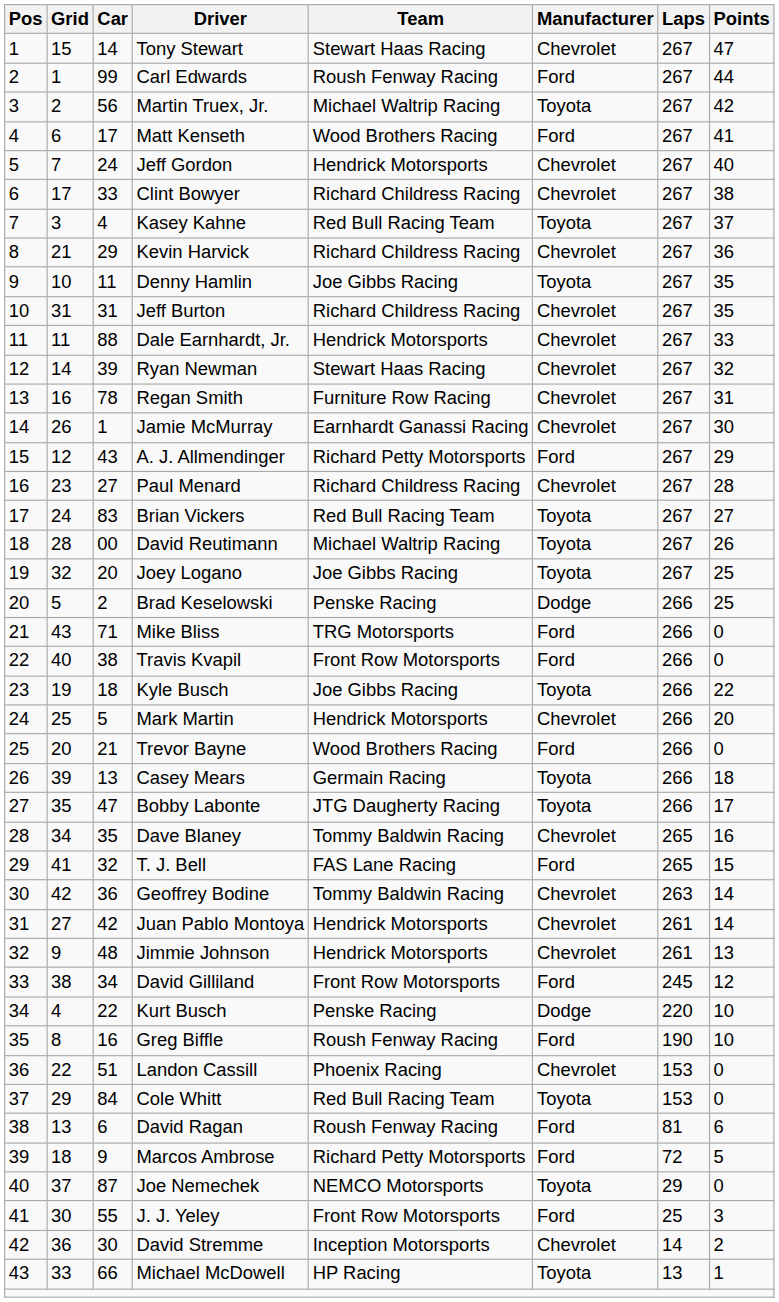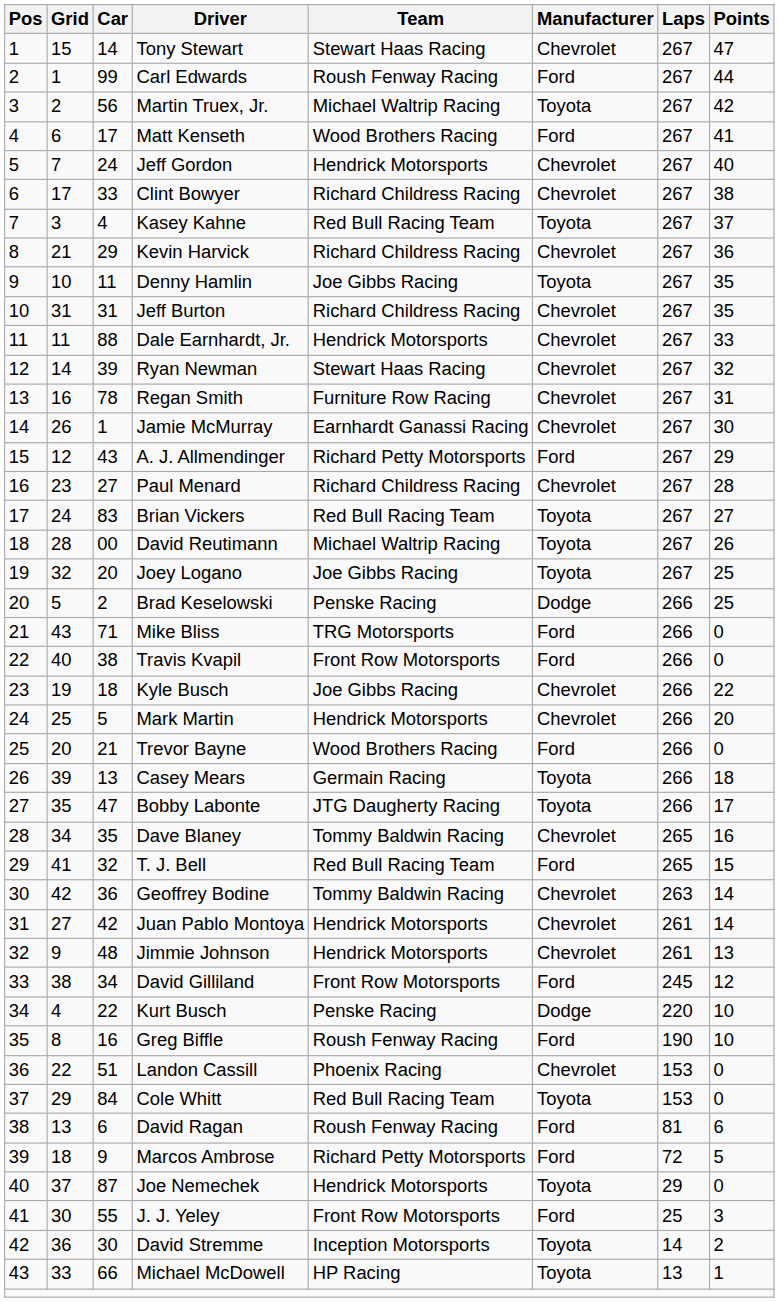(564, 690) Toyota -> (576, 690) Chevrolet
(384, 865) FAS Lane Racing -> (404, 865) Red Bull Racing Team
(398, 1186) NEMCO Motorsports -> (400, 1186) Hendrick Motorsports
(576, 1244) Chevrolet -> (564, 1244) Toyota
